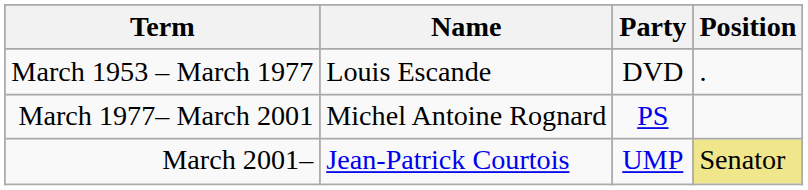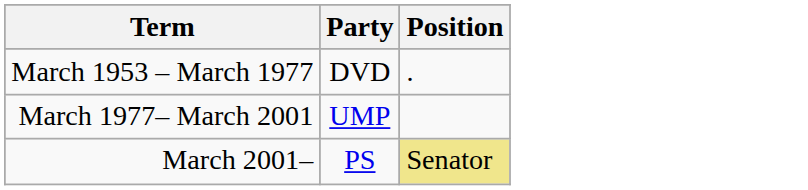- column: (466, 26)
(653, 116) PS -> (360, 116) UMP
(653, 160) UMP -> (360, 160) PS
